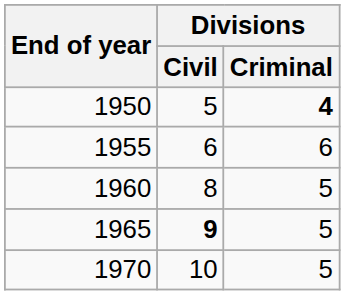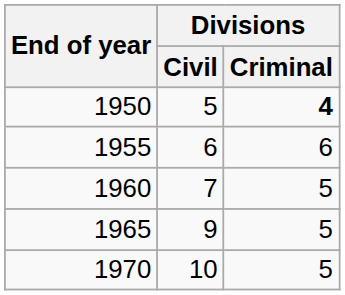(211, 189) 8 -> (211, 189) 7
(211, 229) bold -> (211, 229) normal
